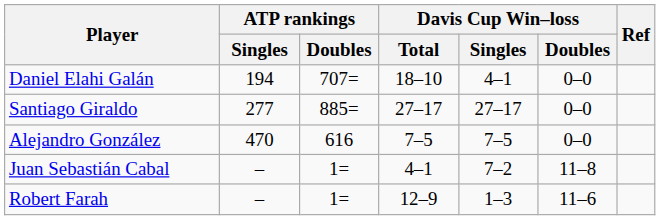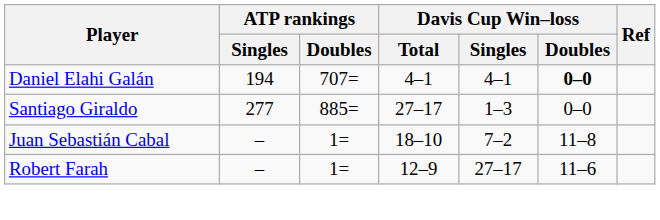(419, 79) 18–10 -> (419, 79) 4–1
(578, 79) normal -> (578, 79) bold
(498, 109) 27–17 -> (498, 109) 1–3
- row: (85, 139)
(419, 169) 4–1 -> (419, 139) 18–10
(498, 199) 1–3 -> (498, 169) 27–17
